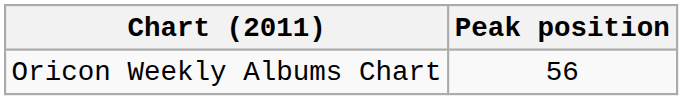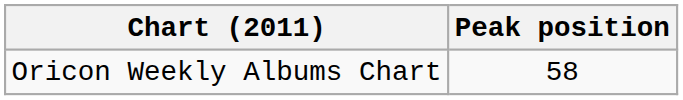(562, 72) 56 -> (562, 72) 58
